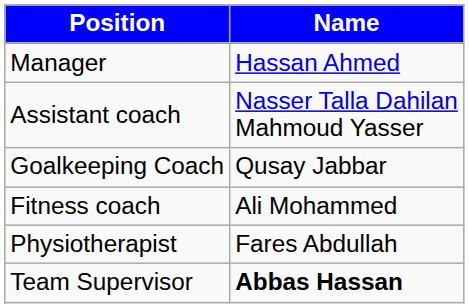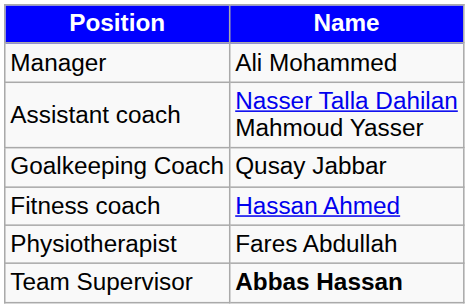(318, 62) Hassan Ahmed -> (316, 62) Ali Mohammed
(316, 205) Ali Mohammed -> (318, 205) Hassan Ahmed
